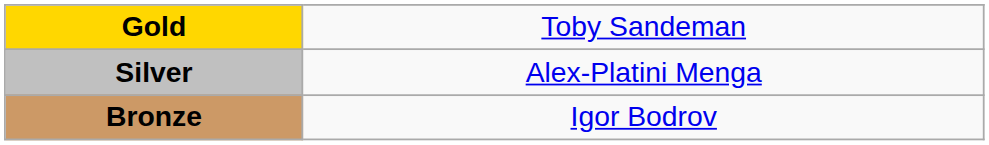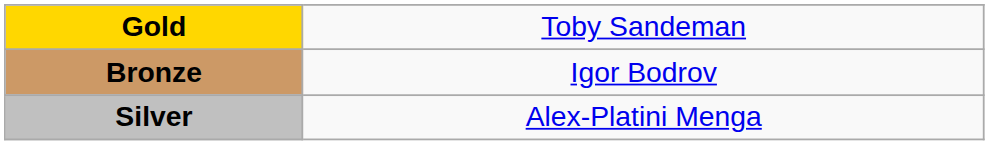rows swapped: (154, 71) <-> (154, 116)
